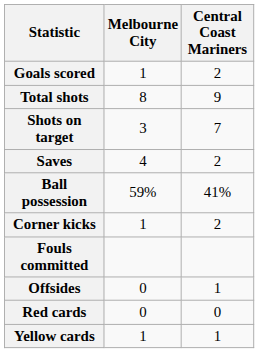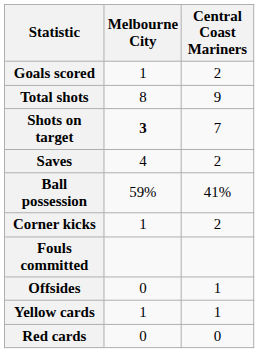(143, 128) normal -> (143, 128) bold
rows swapped: (54, 335) <-> (54, 312)
